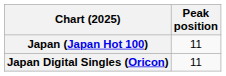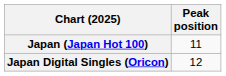(196, 62) 11 -> (196, 62) 12
